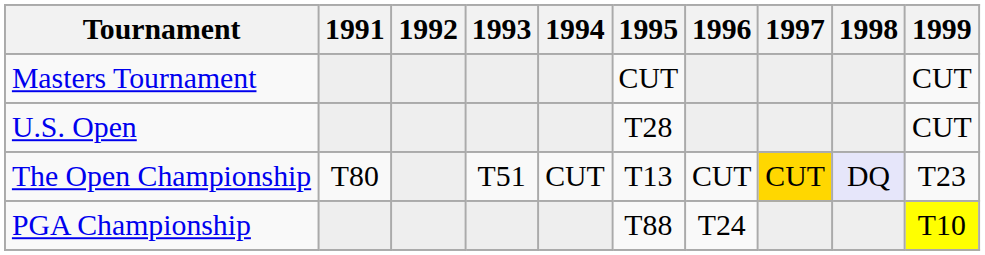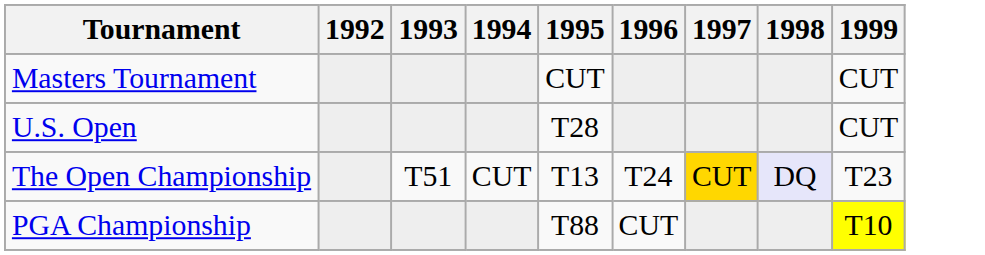- column: (355, 29)
(722, 176) CUT -> (648, 176) T24
(722, 225) T24 -> (648, 225) CUT
